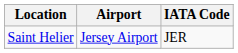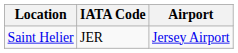columns swapped: (119, 15) <-> (197, 15)
